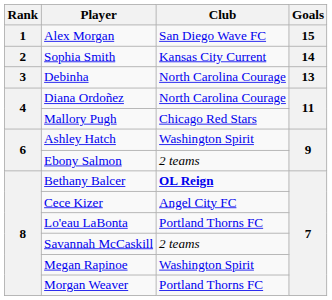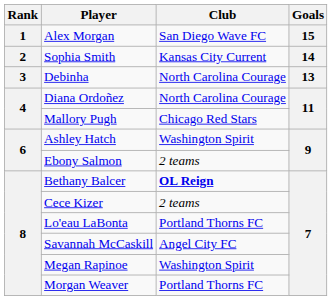(198, 202) Angel City FC -> (179, 202) 2 teams
(179, 243) 2 teams -> (198, 243) Angel City FC
